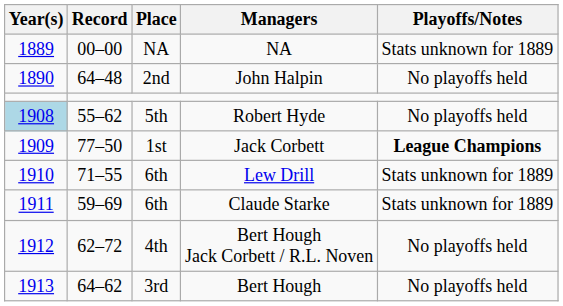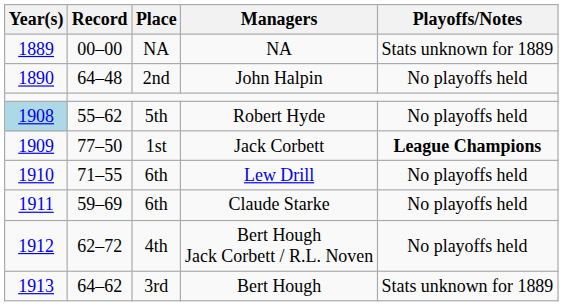(467, 175) Stats unknown for 1889 -> (467, 175) No playoffs held
(467, 205) Stats unknown for 1889 -> (467, 205) No playoffs held
(467, 285) No playoffs held -> (467, 285) Stats unknown for 1889
